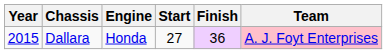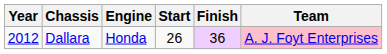(23, 38) 2015 -> (23, 38) 2012
(174, 38) 27 -> (174, 38) 26
